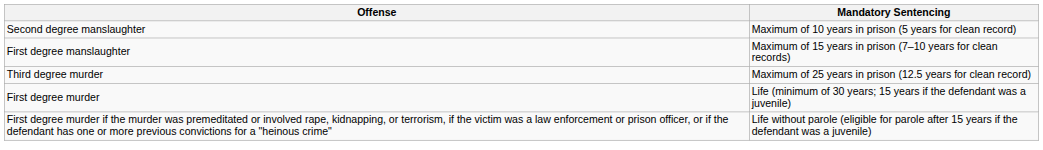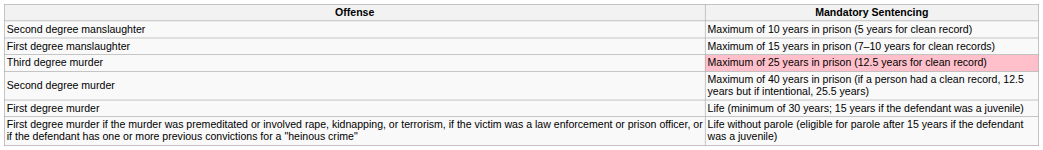(891, 74) no background -> (847, 63) pink background
+ row: (61, 85)
